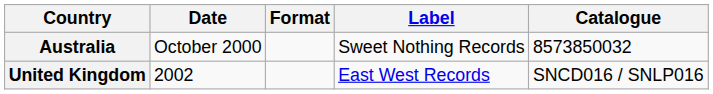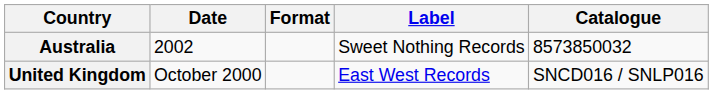(208, 46) October 2000 -> (174, 46) 2002
(174, 74) 2002 -> (208, 74) October 2000
